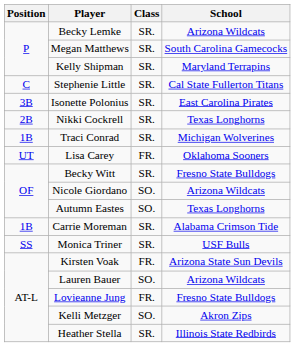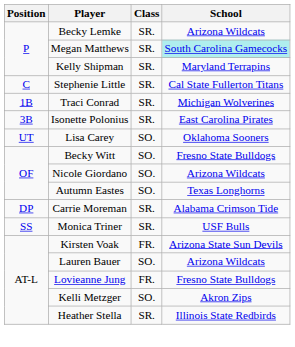(226, 48) no background -> (226, 48) paleturquoise background
rows swapped: (90, 137) <-> (90, 102)
- row: (90, 119)
(147, 155) FR. -> (147, 137) SO.
(147, 173) SR. -> (147, 155) SO.
(26, 226) 1B -> (26, 208) DP
